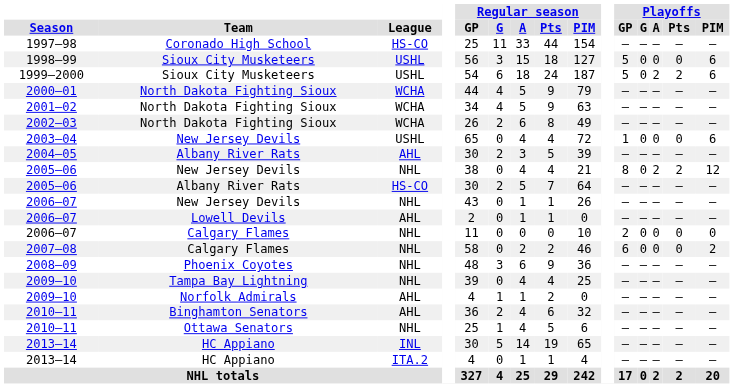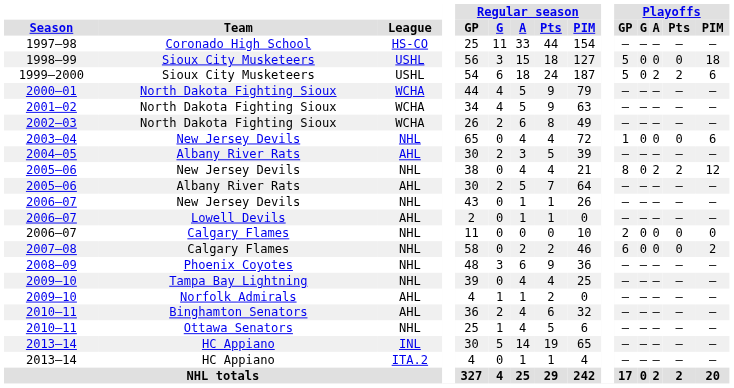(713, 59) 6 -> (713, 59) 18
(410, 138) USHL -> (410, 138) NHL
(410, 186) HS-CO -> (410, 186) AHL
